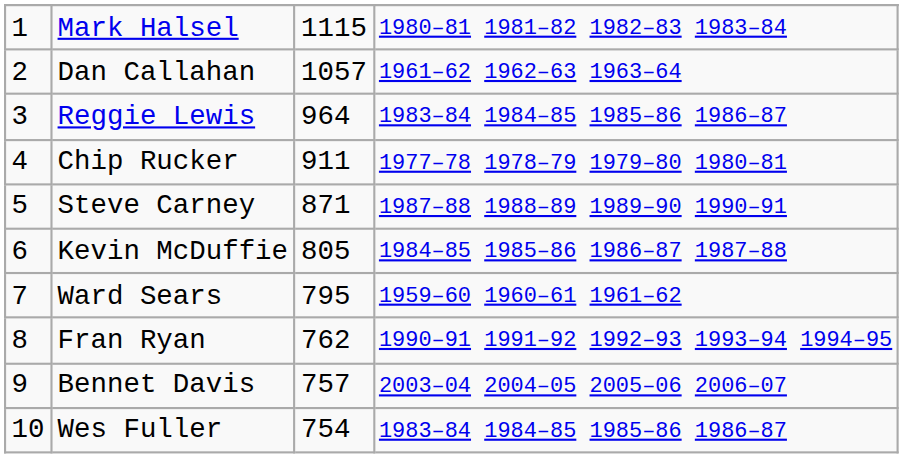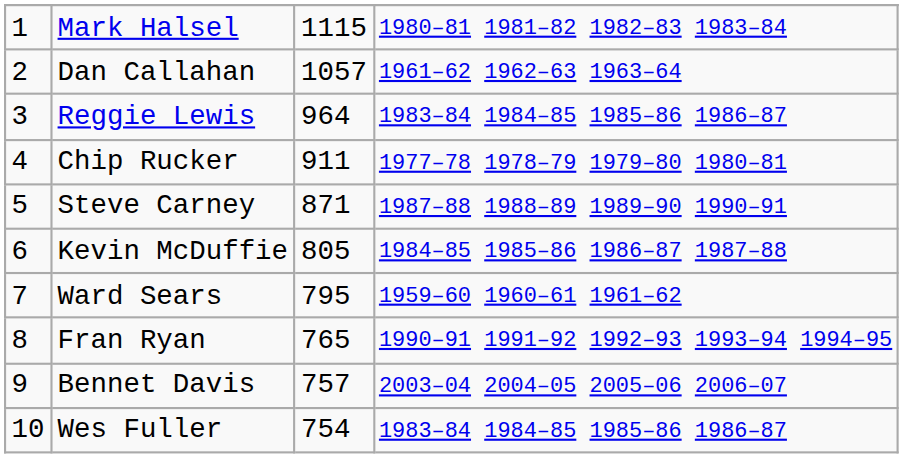(326, 340) 762 -> (326, 340) 765
